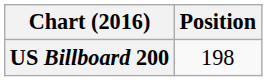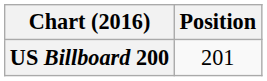(218, 57) 198 -> (218, 57) 201
